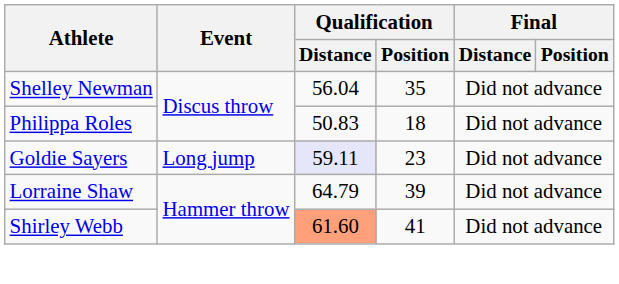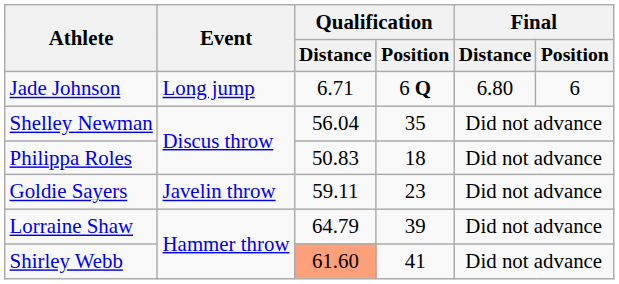+ row: (65, 89)
(209, 158) Long jump -> (219, 192) Javelin throw
(335, 158) lavender background -> (335, 192) no background
